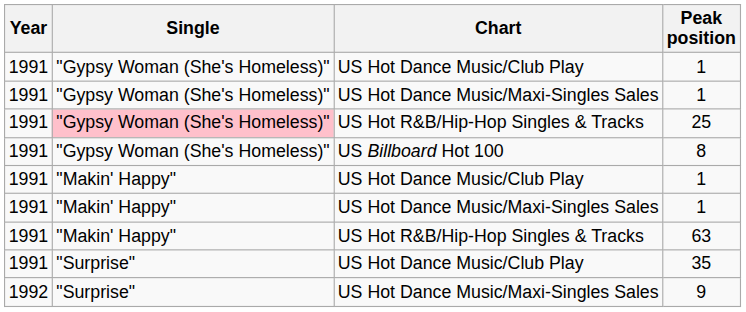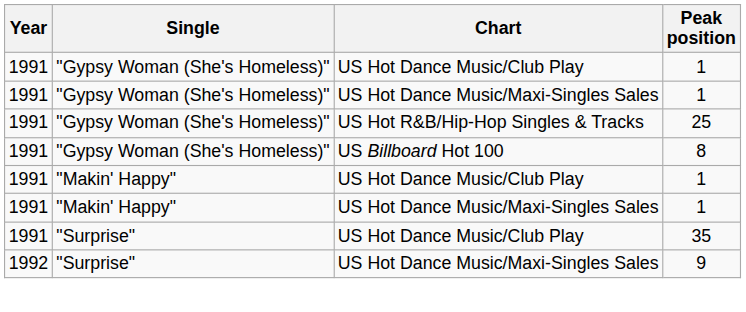(193, 123) pink background -> (193, 123) no background
- row: (491, 235)
